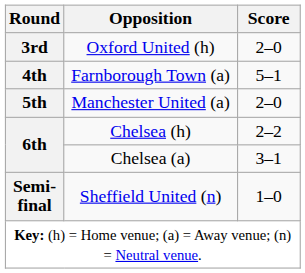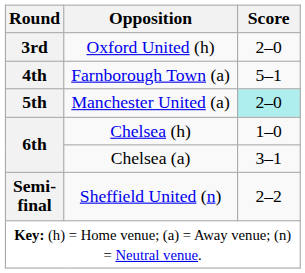(269, 102) no background -> (269, 102) paleturquoise background
(269, 130) 2–2 -> (269, 130) 1–0
(269, 196) 1–0 -> (269, 196) 2–2
